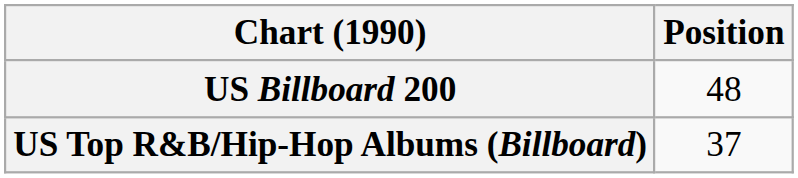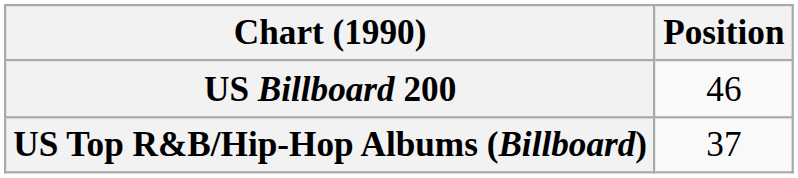(724, 88) 48 -> (724, 88) 46
